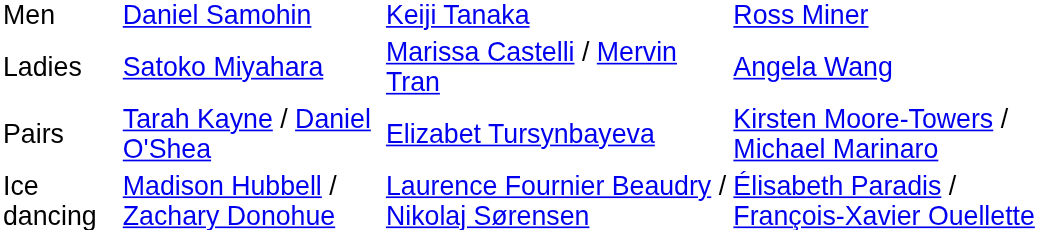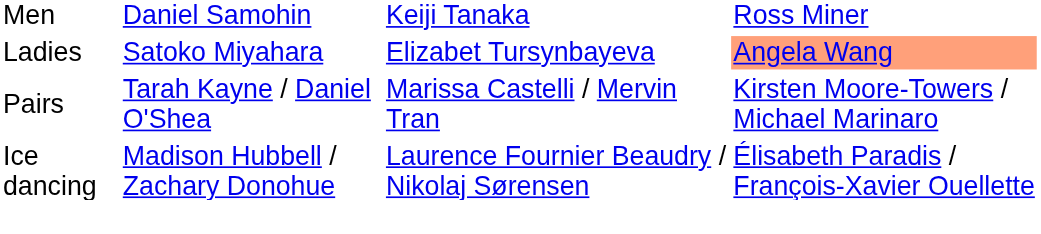(531, 67) Marissa Castelli / Mervin Tran -> (520, 52) Elizabet Tursynbayeva
(813, 67) no background -> (813, 52) lightsalmon background
(520, 134) Elizabet Tursynbayeva -> (531, 104) Marissa Castelli / Mervin Tran
